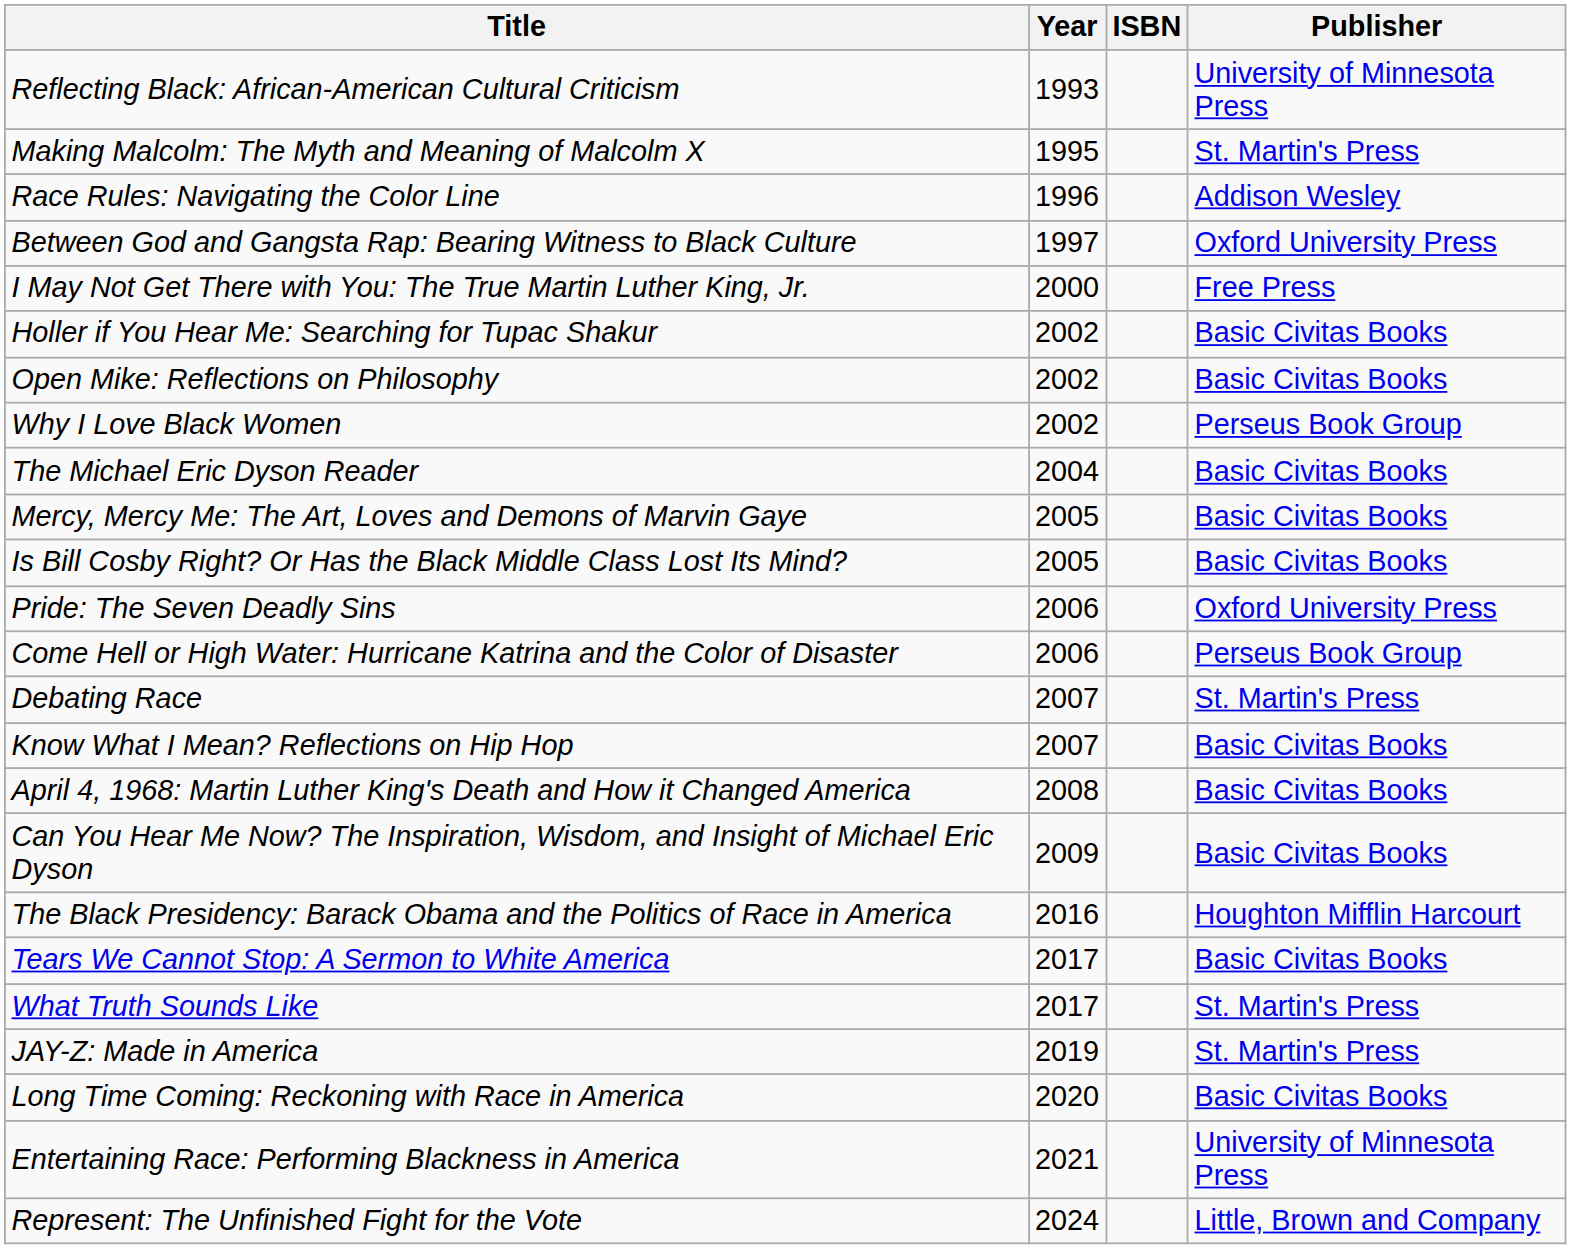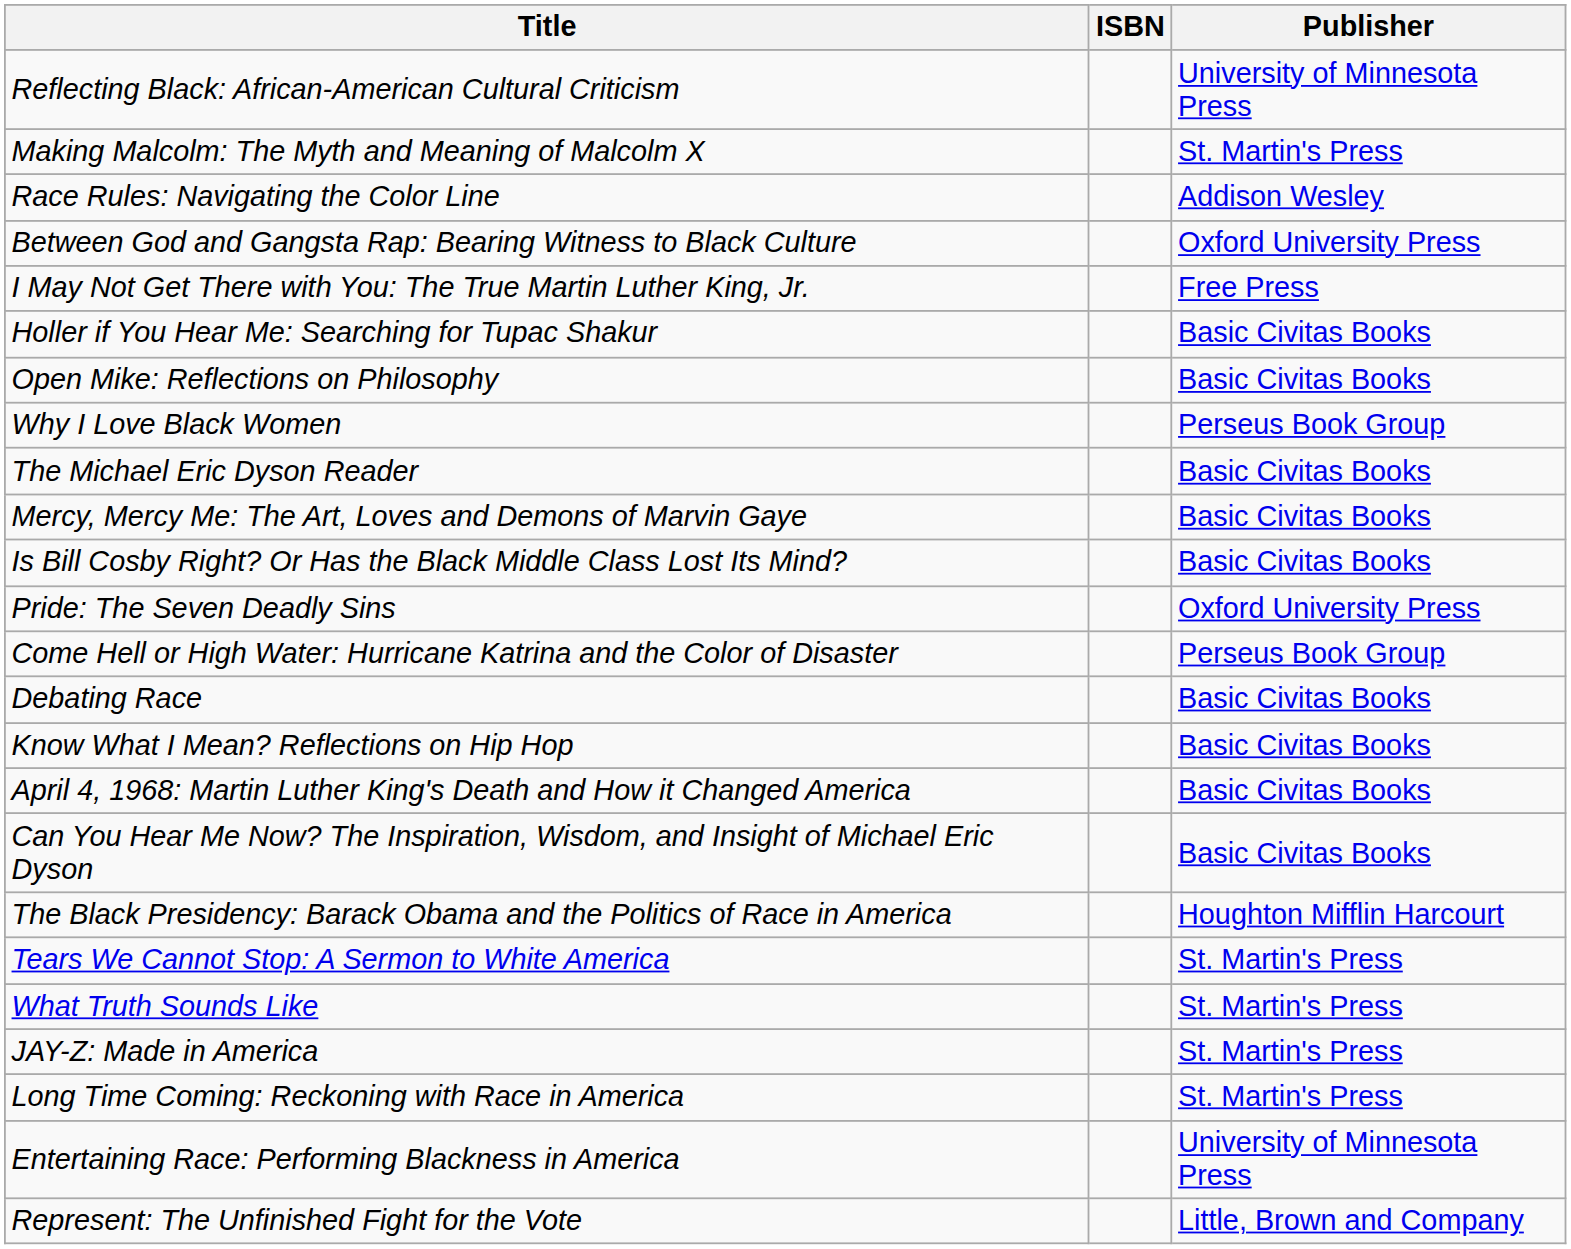- column: (1067, 27)
(1307, 699) St. Martin's Press -> (1304, 699) Basic Civitas Books
(1321, 959) Basic Civitas Books -> (1290, 959) St. Martin's Press
(1321, 1096) Basic Civitas Books -> (1290, 1096) St. Martin's Press
